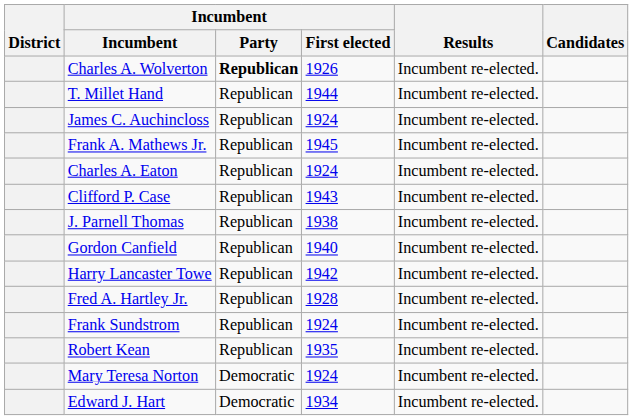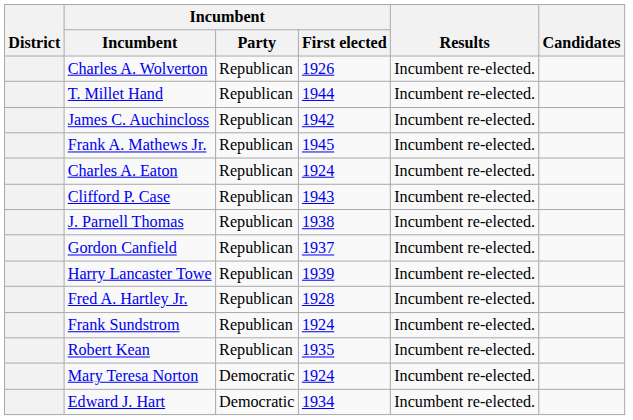(259, 68) bold -> (256, 68) normal
(322, 119) 1924 -> (318, 119) 1942
(322, 247) 1940 -> (318, 247) 1937
(322, 273) 1942 -> (318, 273) 1939
